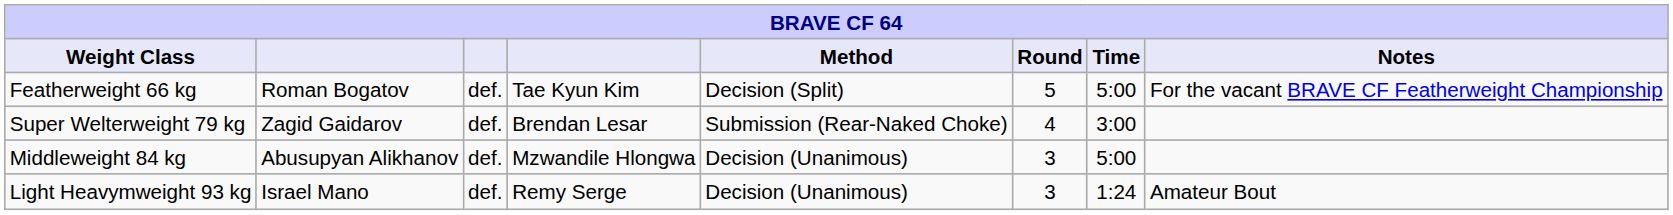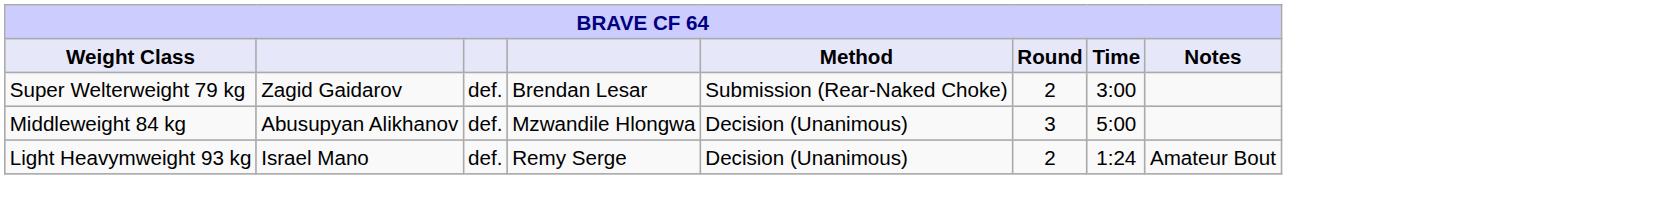- row: (103, 90)
(1050, 123) 4 -> (1050, 90) 2
(1050, 191) 3 -> (1050, 157) 2
